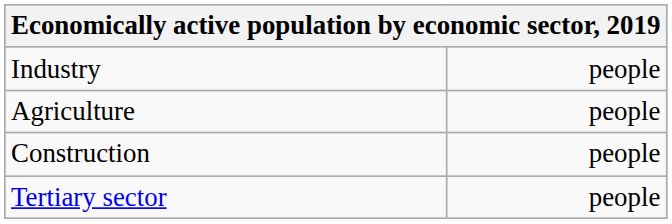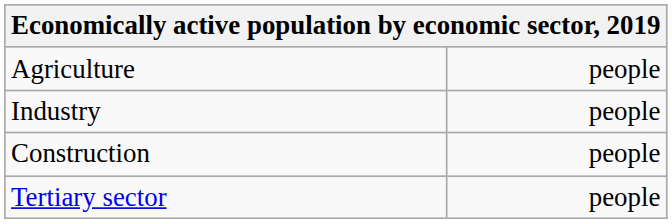rows swapped: (73, 111) <-> (56, 68)
